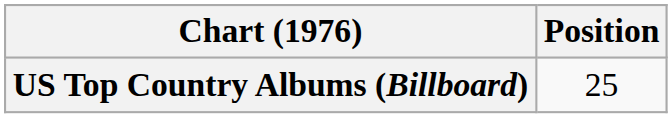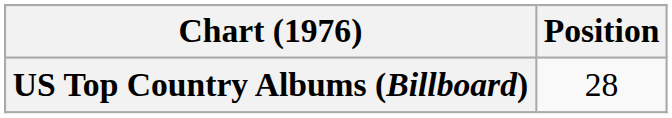(602, 84) 25 -> (602, 84) 28
